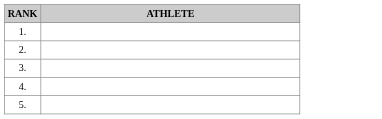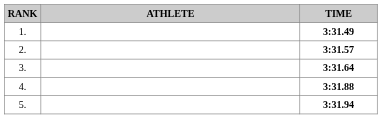+ column: (339, 13)
